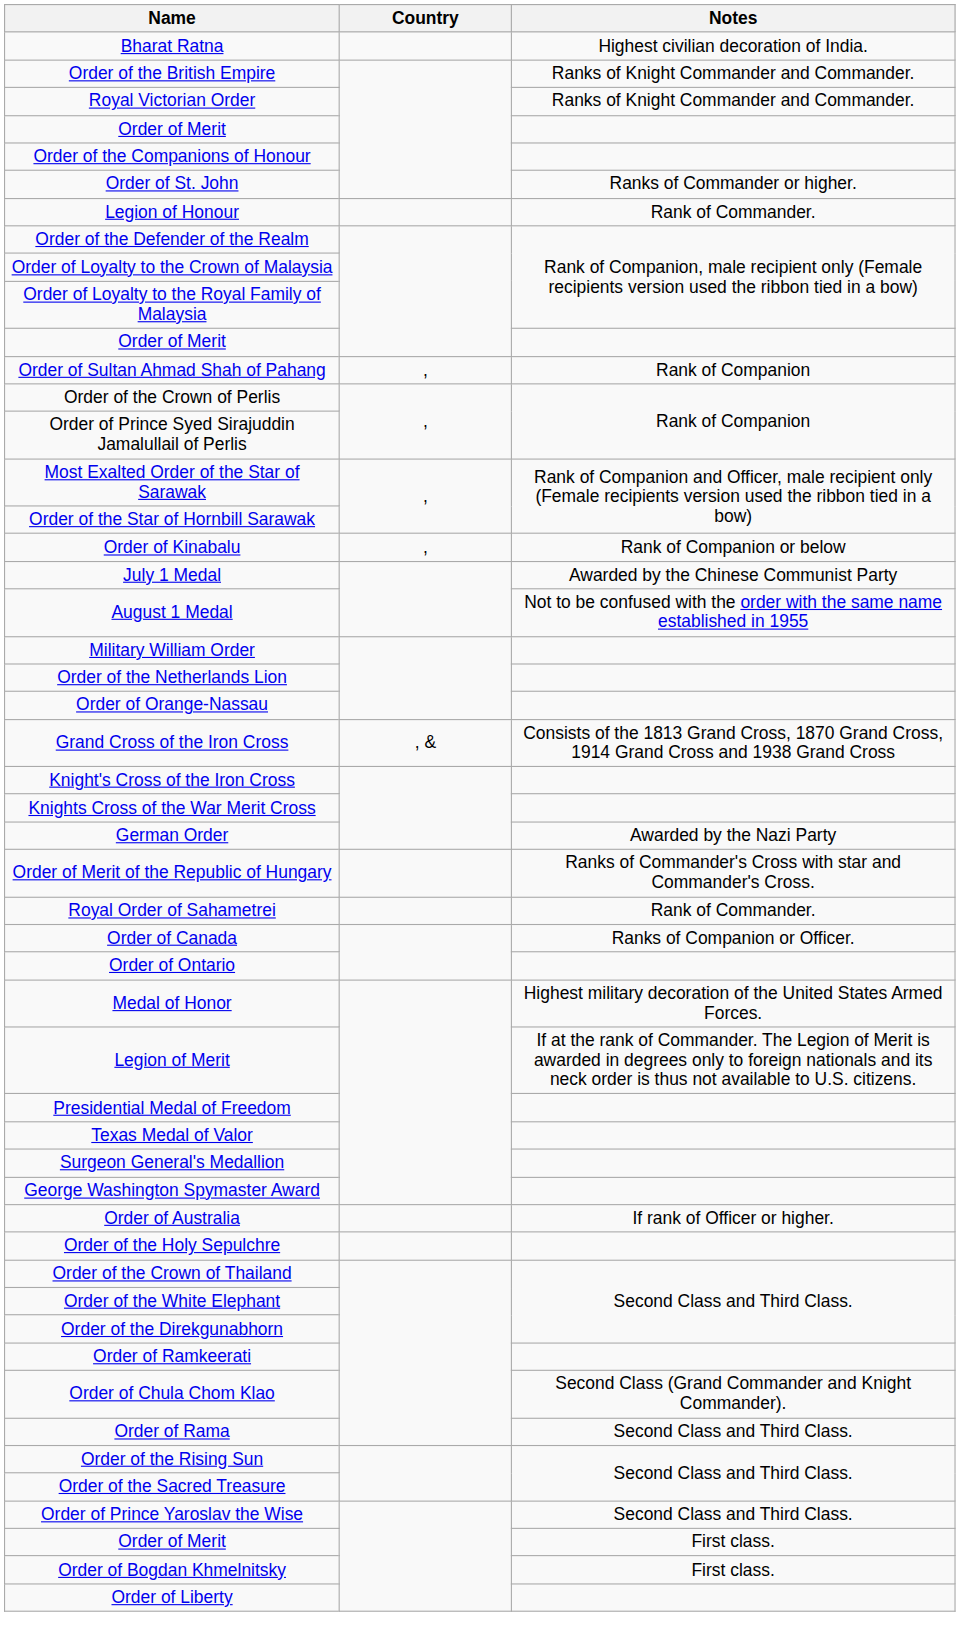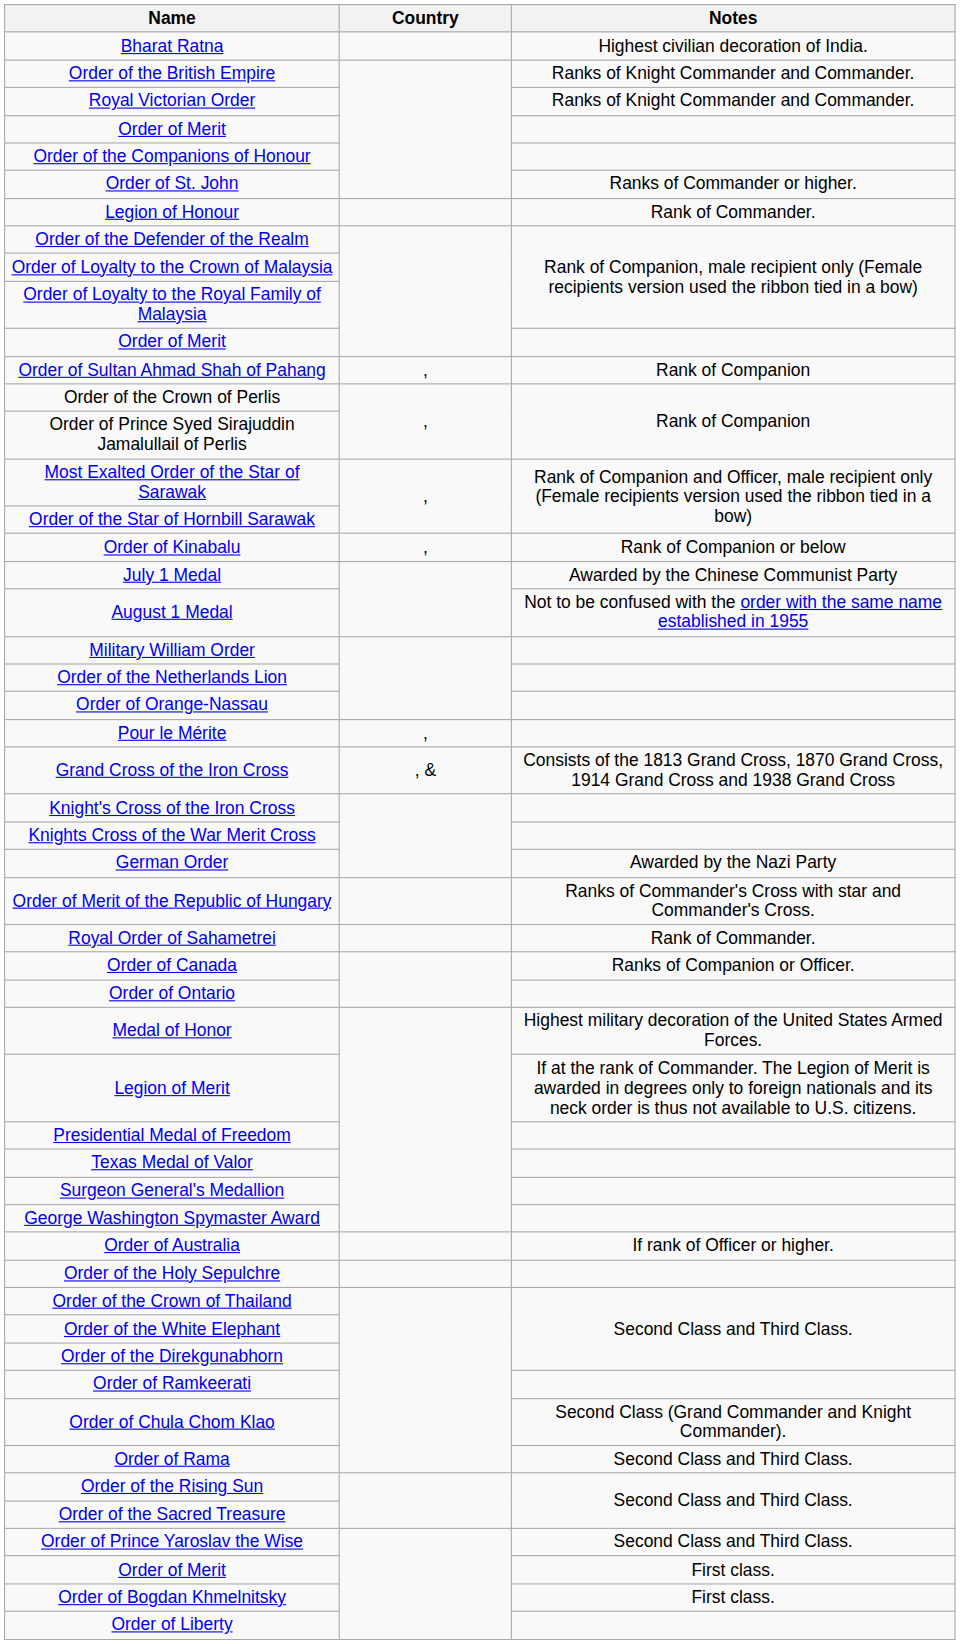+ row: (172, 732)
